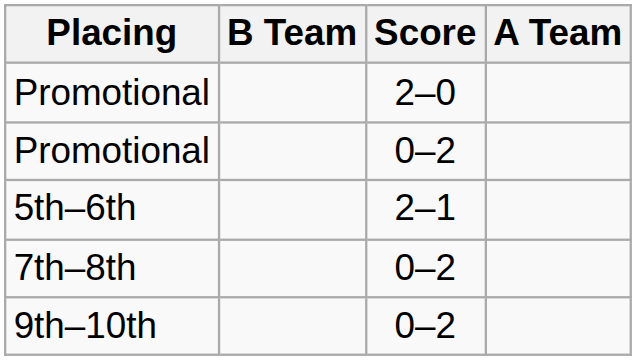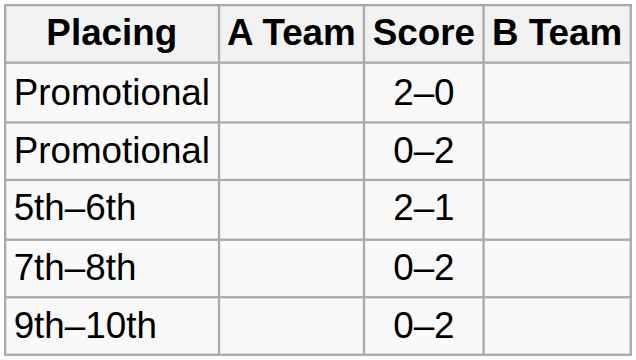columns swapped: (558, 33) <-> (292, 33)
